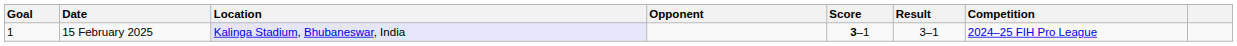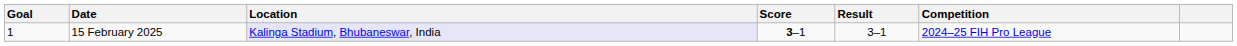- column: (677, 14)
